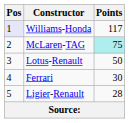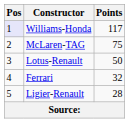(117, 45) paleturquoise background -> (117, 45) no background
(117, 77) 30 -> (117, 77) 32
